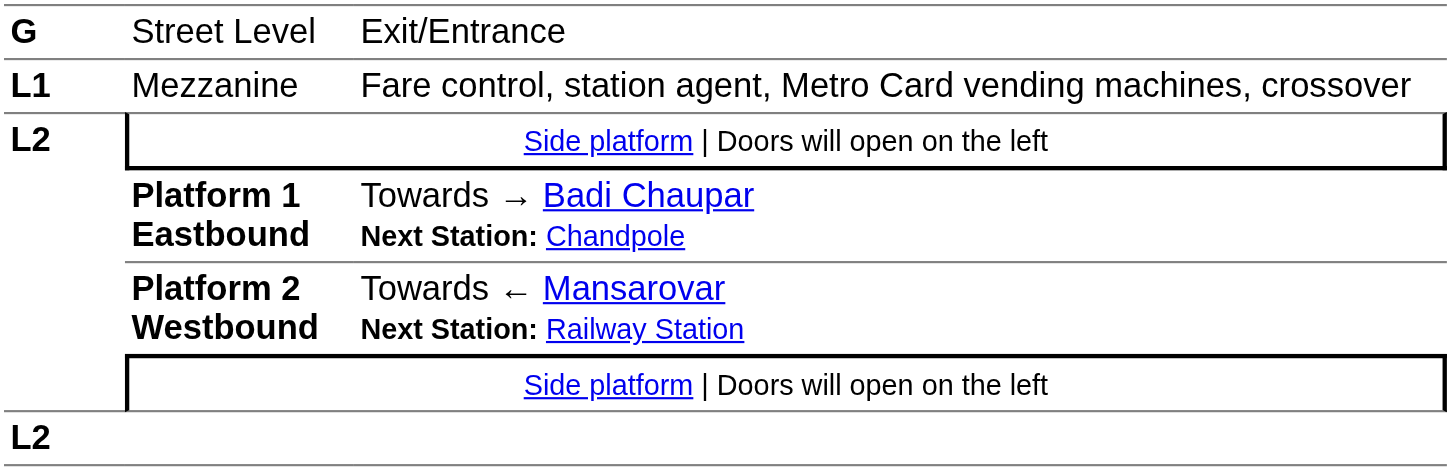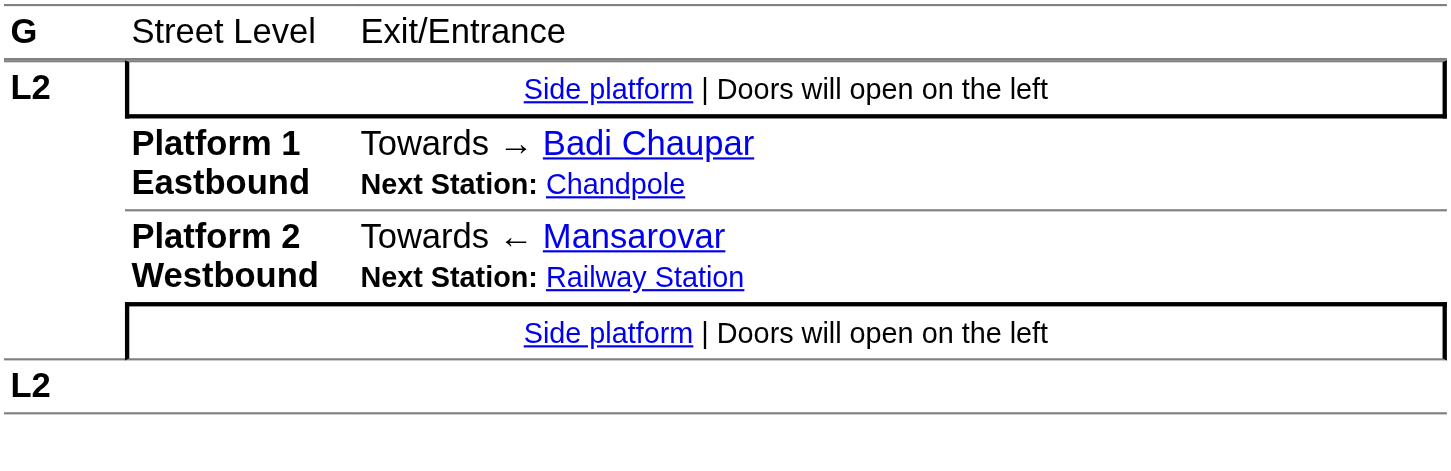- row: (215, 85)
